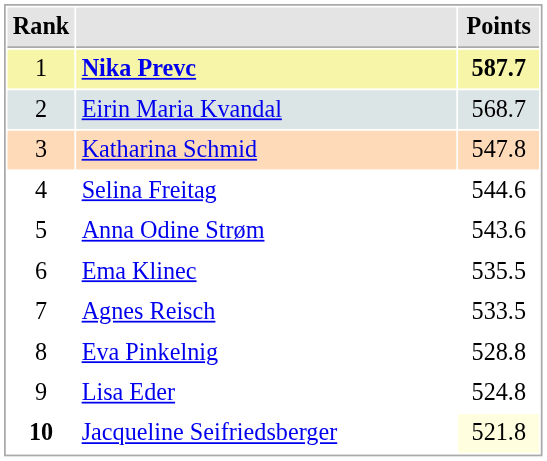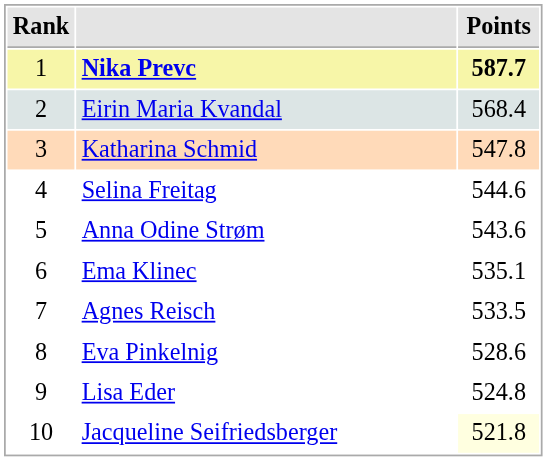(499, 109) 568.7 -> (499, 109) 568.4
(499, 271) 535.5 -> (499, 271) 535.1
(499, 352) 528.8 -> (499, 352) 528.6
(41, 433) bold -> (41, 433) normal
